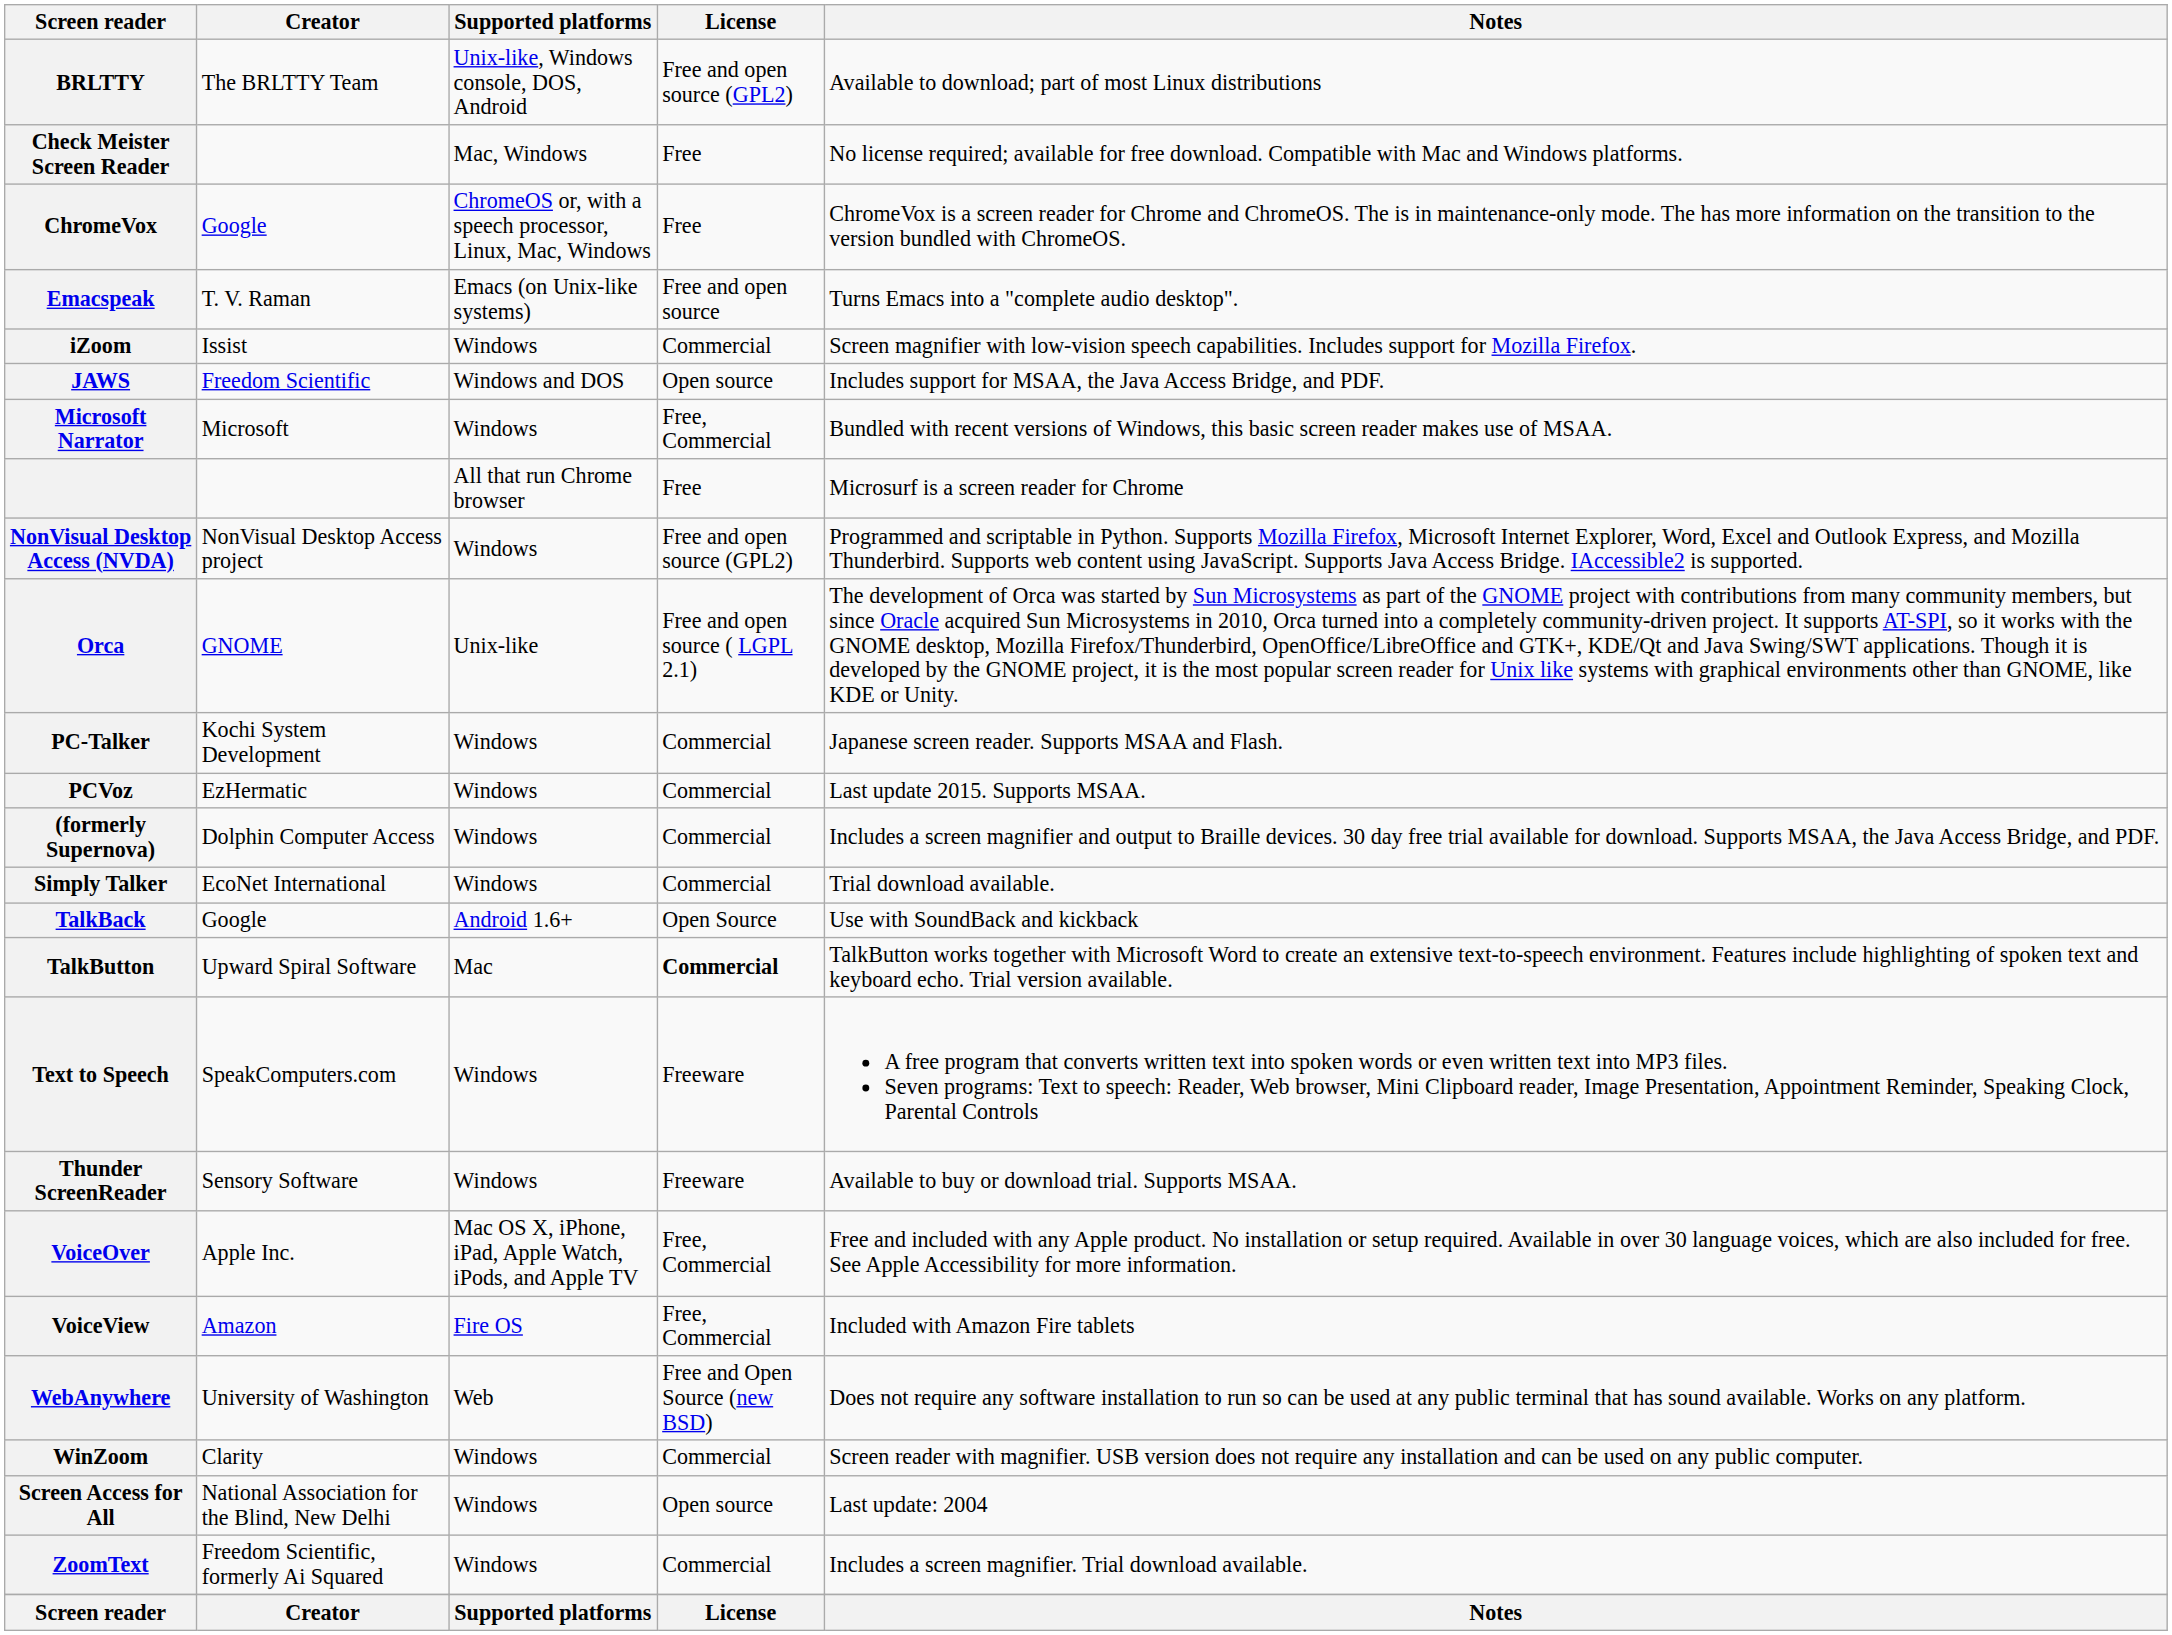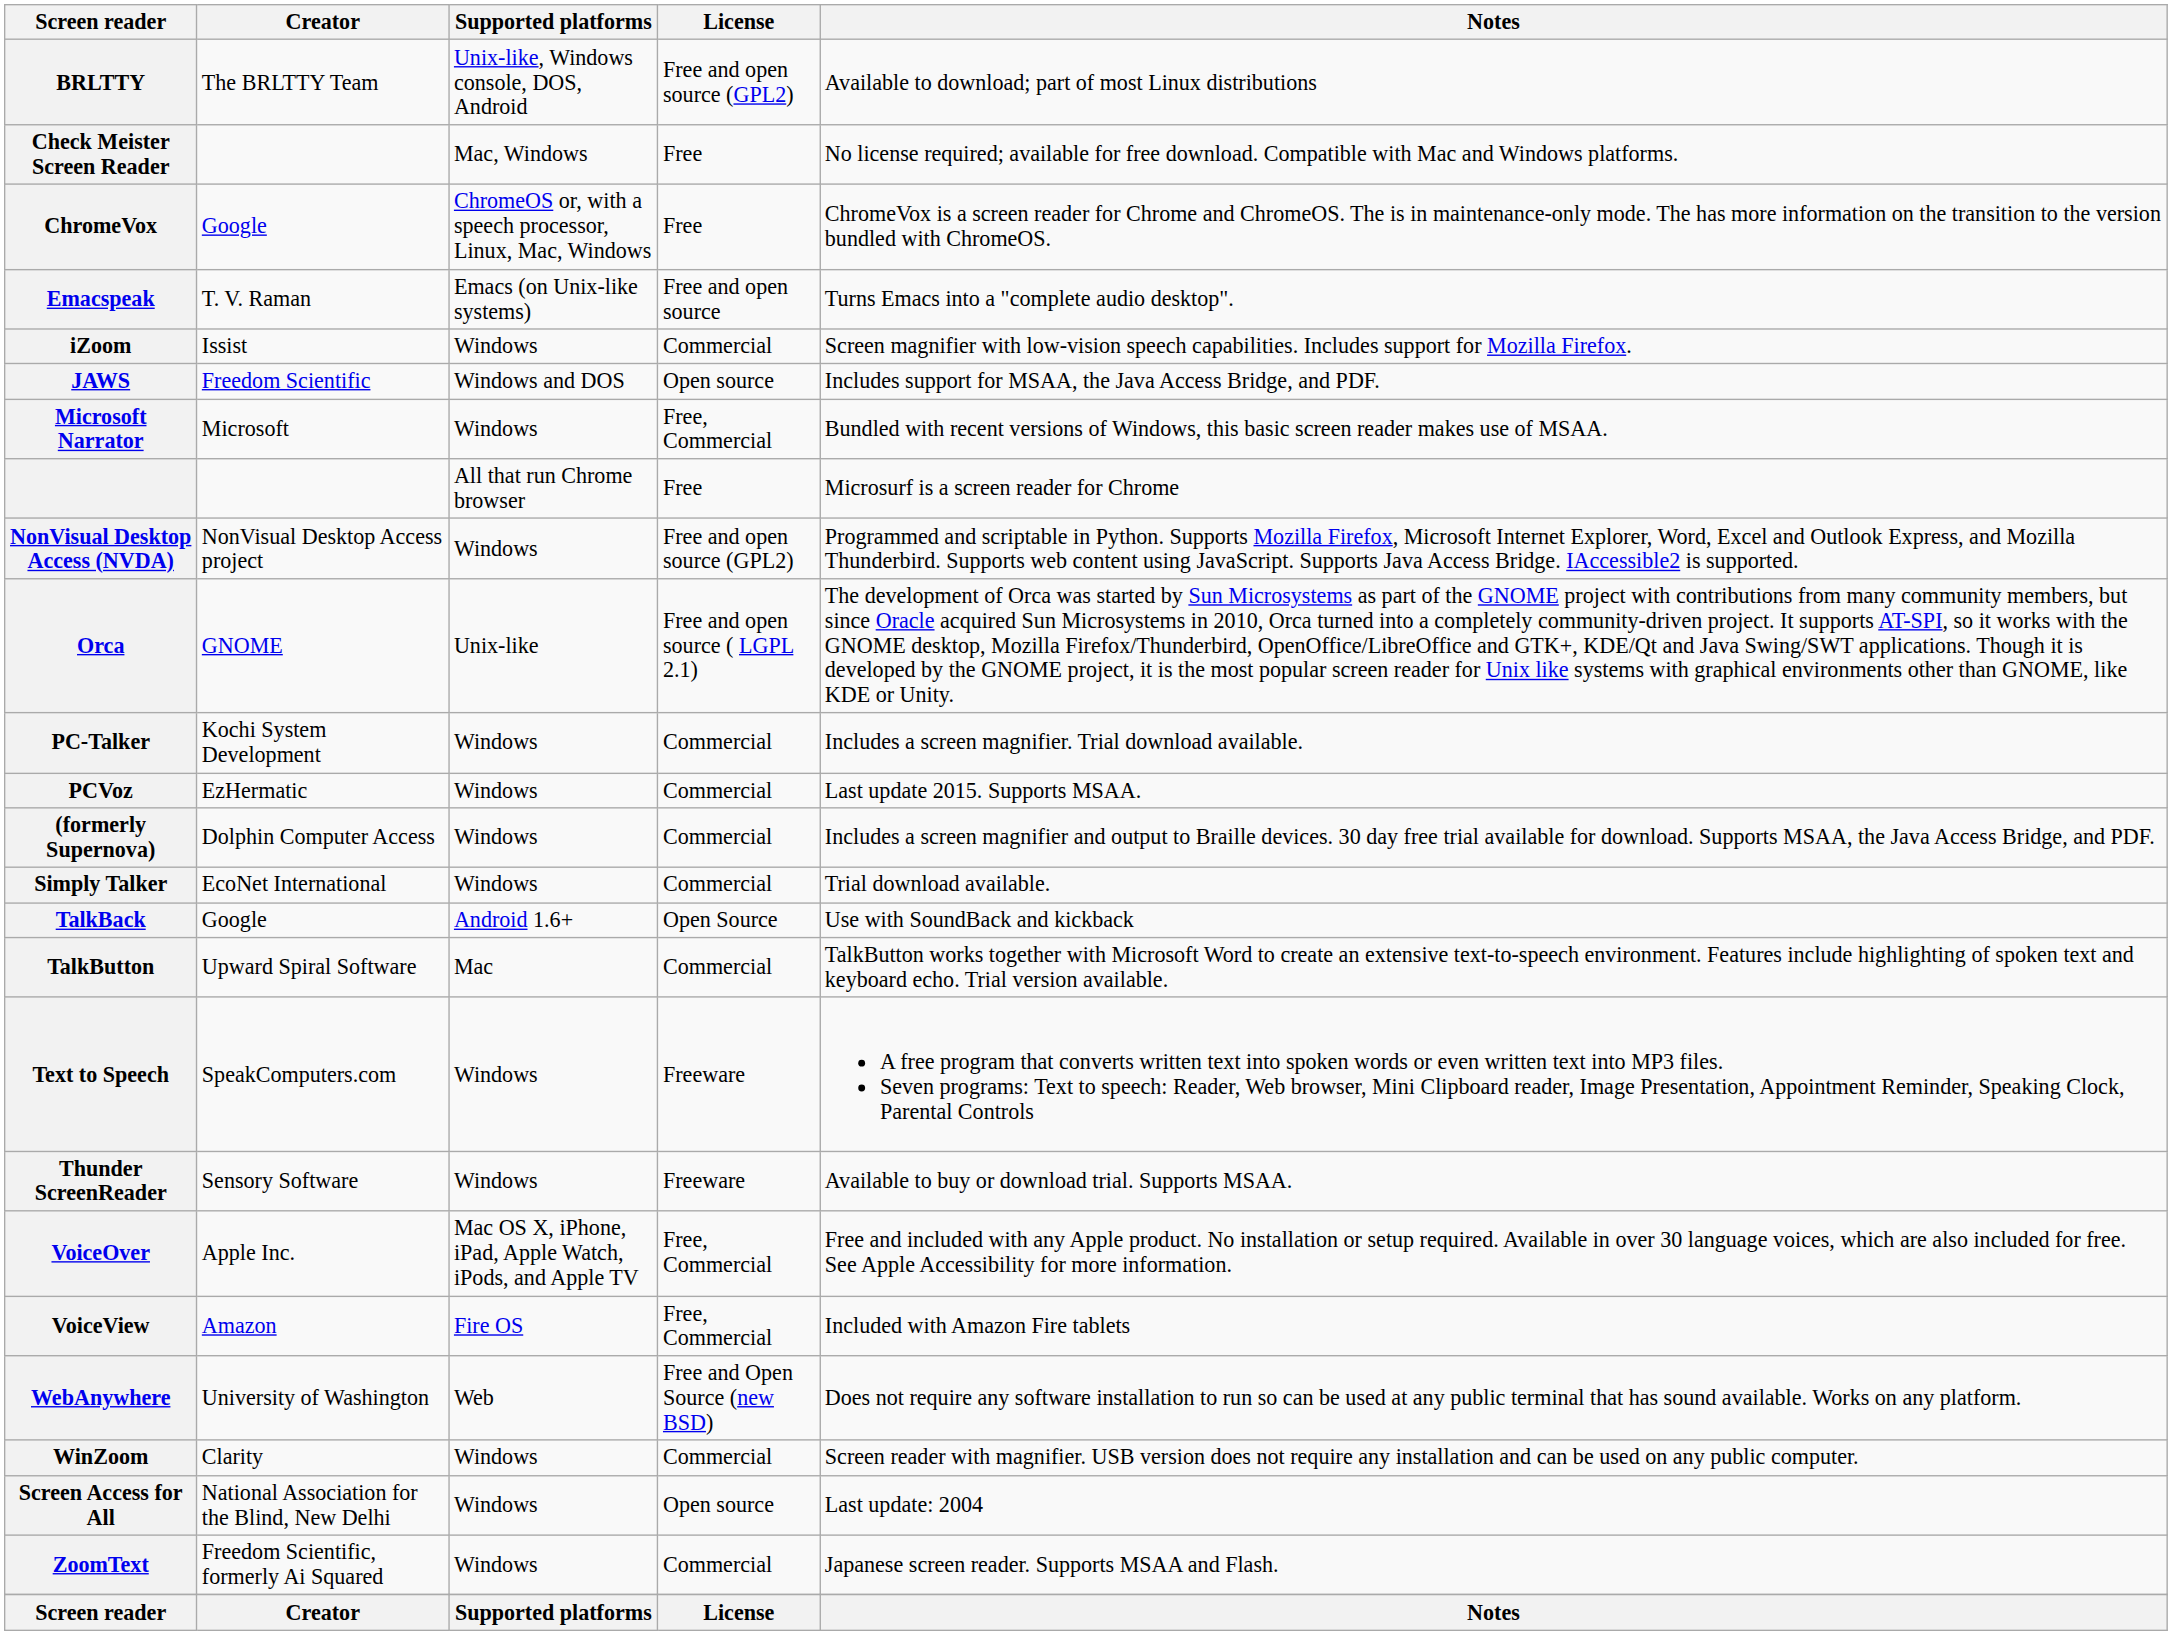(1056, 742) Japanese screen reader. Supports MSAA and Flash. -> (1064, 742) Includes a screen magnifier. Trial download available.
(720, 967) bold -> (718, 967) normal
(1068, 1564) Includes a screen magnifier. Trial download available. -> (1052, 1564) Japanese screen reader. Supports MSAA and Flash.
